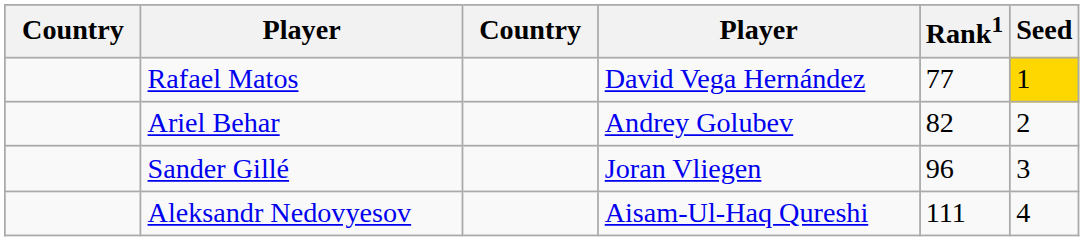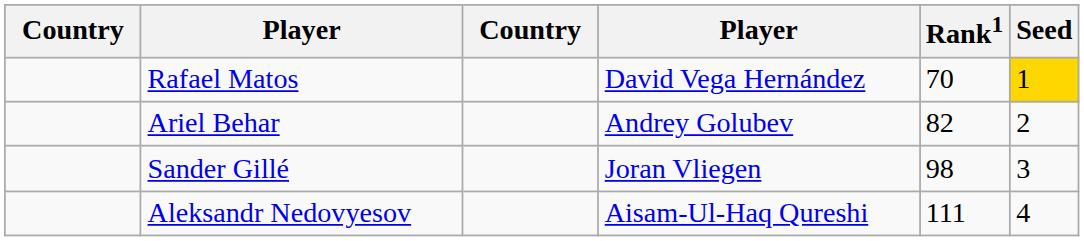(940, 79) 77 -> (940, 79) 70
(940, 168) 96 -> (940, 168) 98
